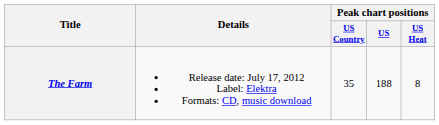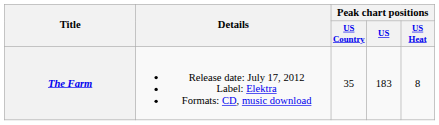(384, 83) 188 -> (384, 83) 183
